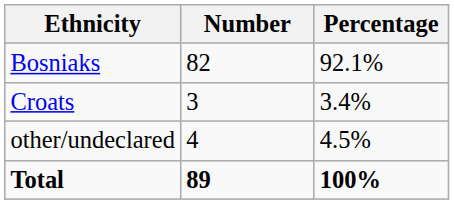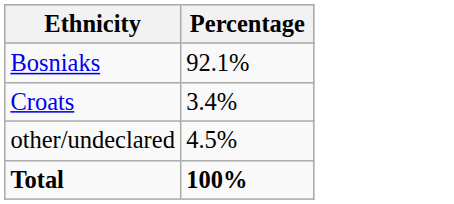- column: (247, 23)
